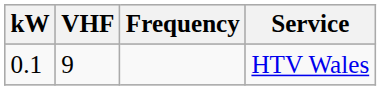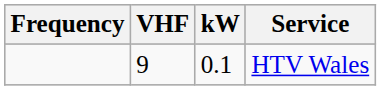columns swapped: (183, 24) <-> (30, 24)
